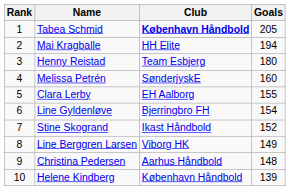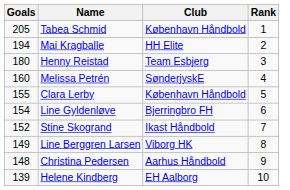columns swapped: (19, 12) <-> (268, 12)
(196, 29) bold -> (196, 29) normal
(168, 95) EH Aalborg -> (196, 95) København Håndbold
(192, 177) København Håndbold -> (172, 177) EH Aalborg
